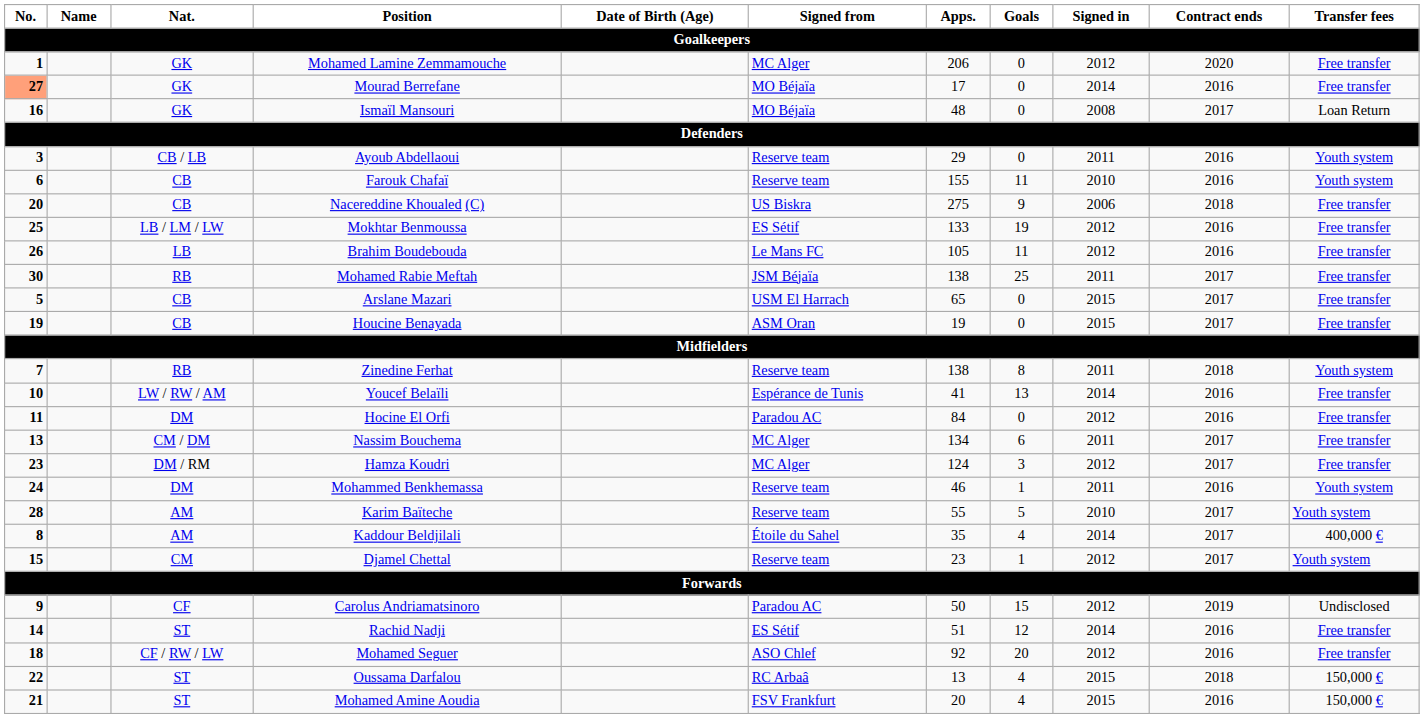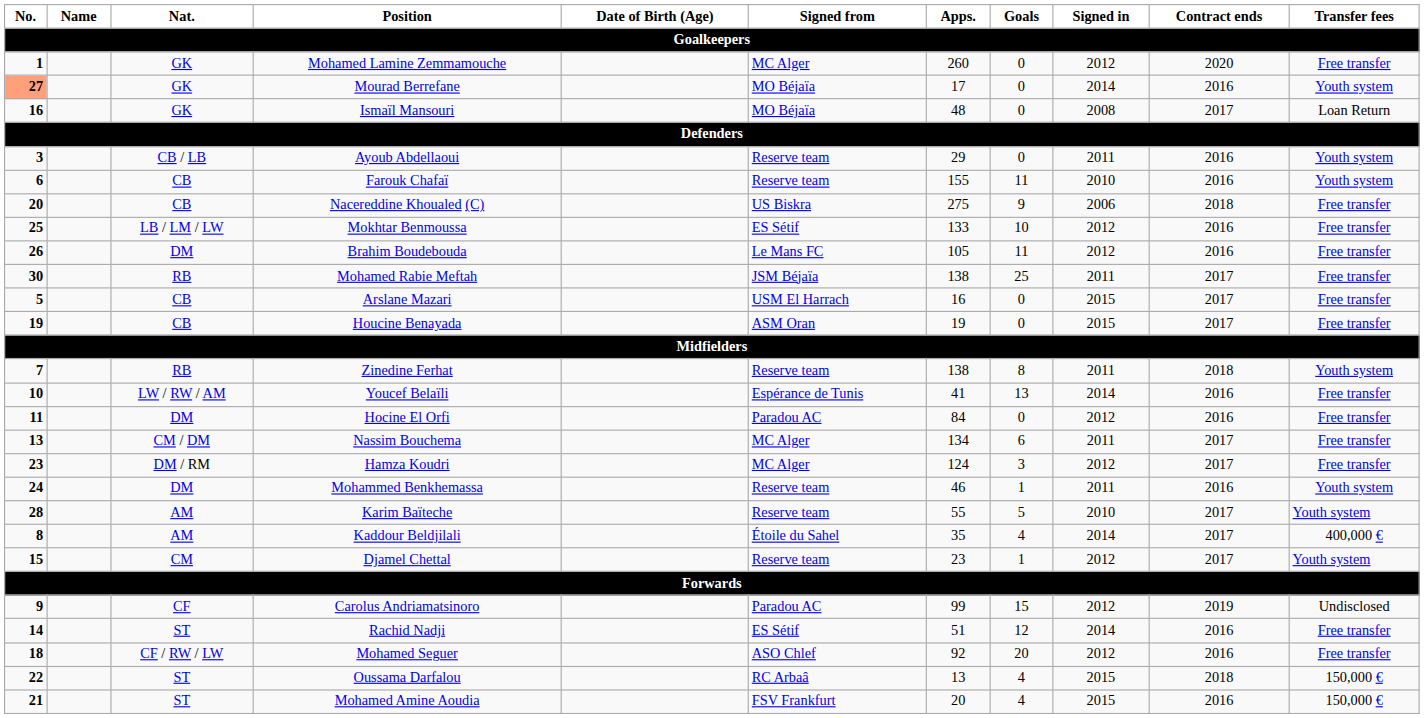(958, 63) 206 -> (958, 63) 260
(1354, 86) Free transfer -> (1354, 86) Youth system
(1021, 228) 19 -> (1021, 228) 10
(182, 252) LB -> (182, 252) DM
(958, 299) 65 -> (958, 299) 16
(958, 606) 50 -> (958, 606) 99
